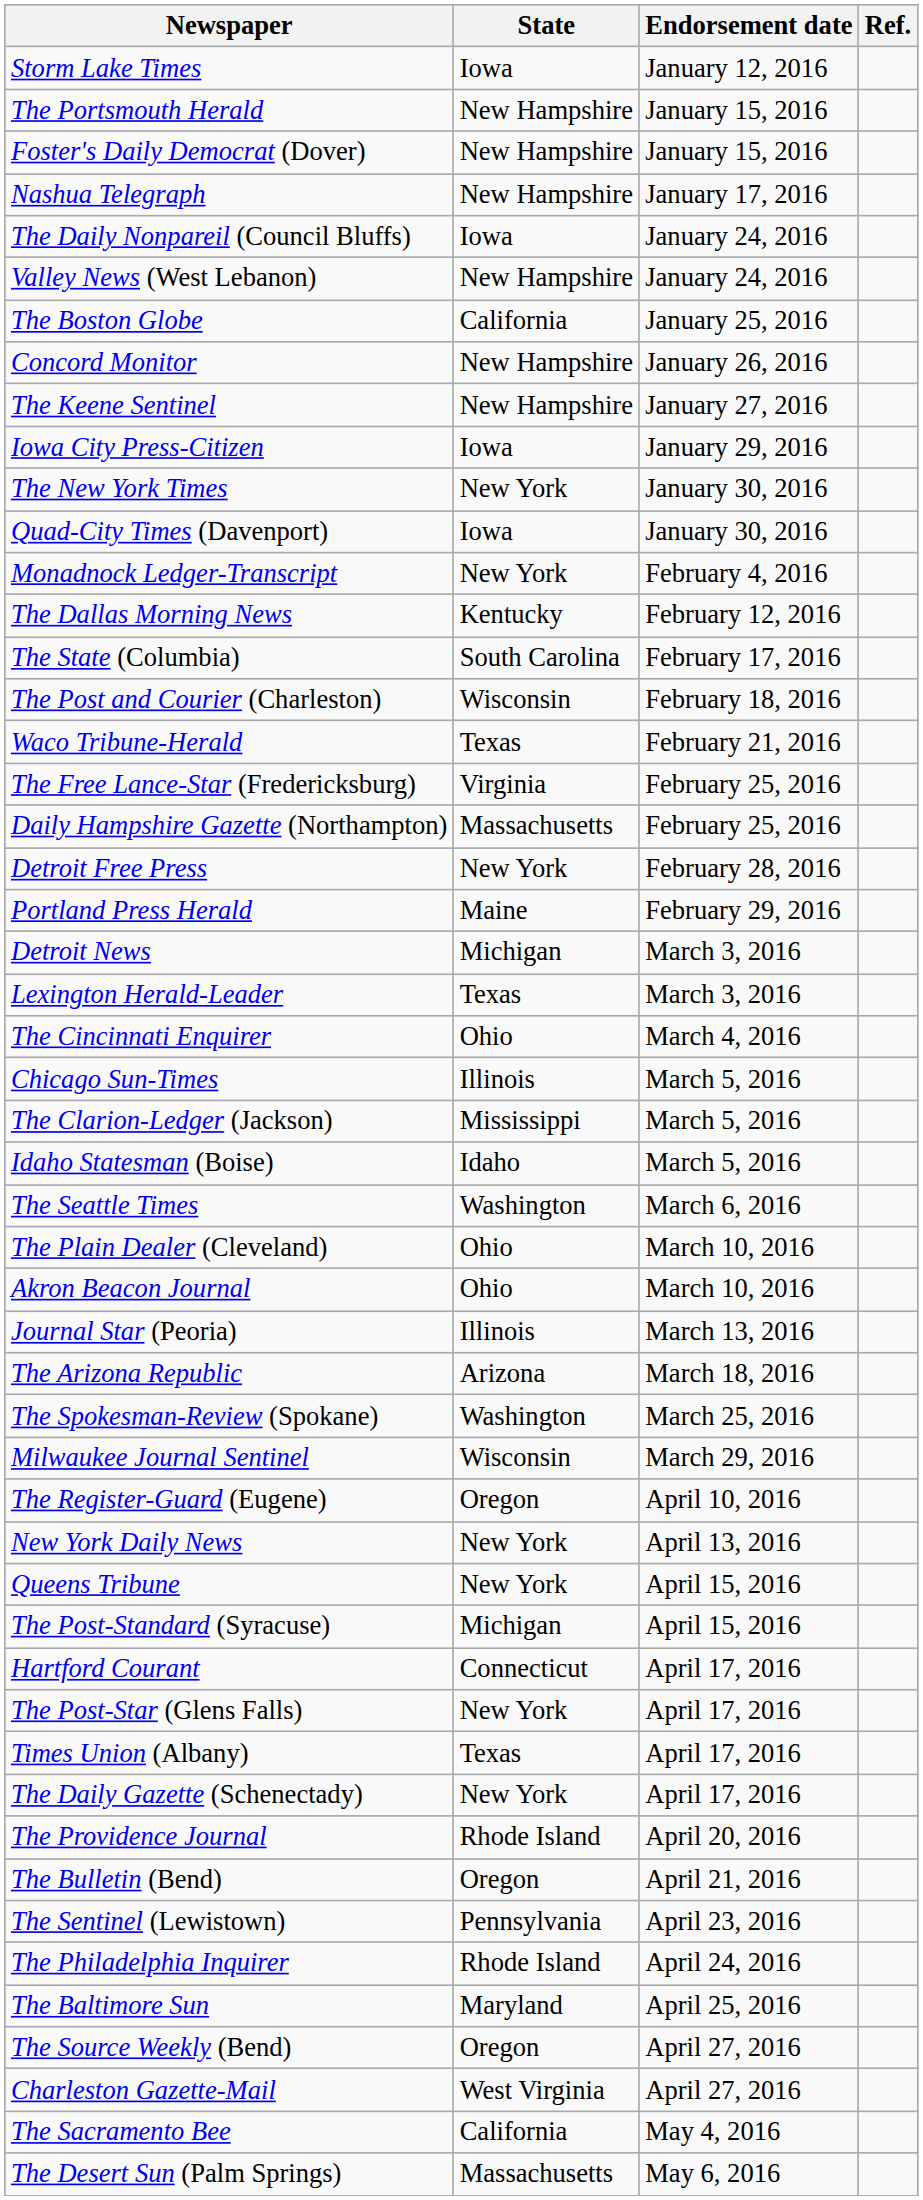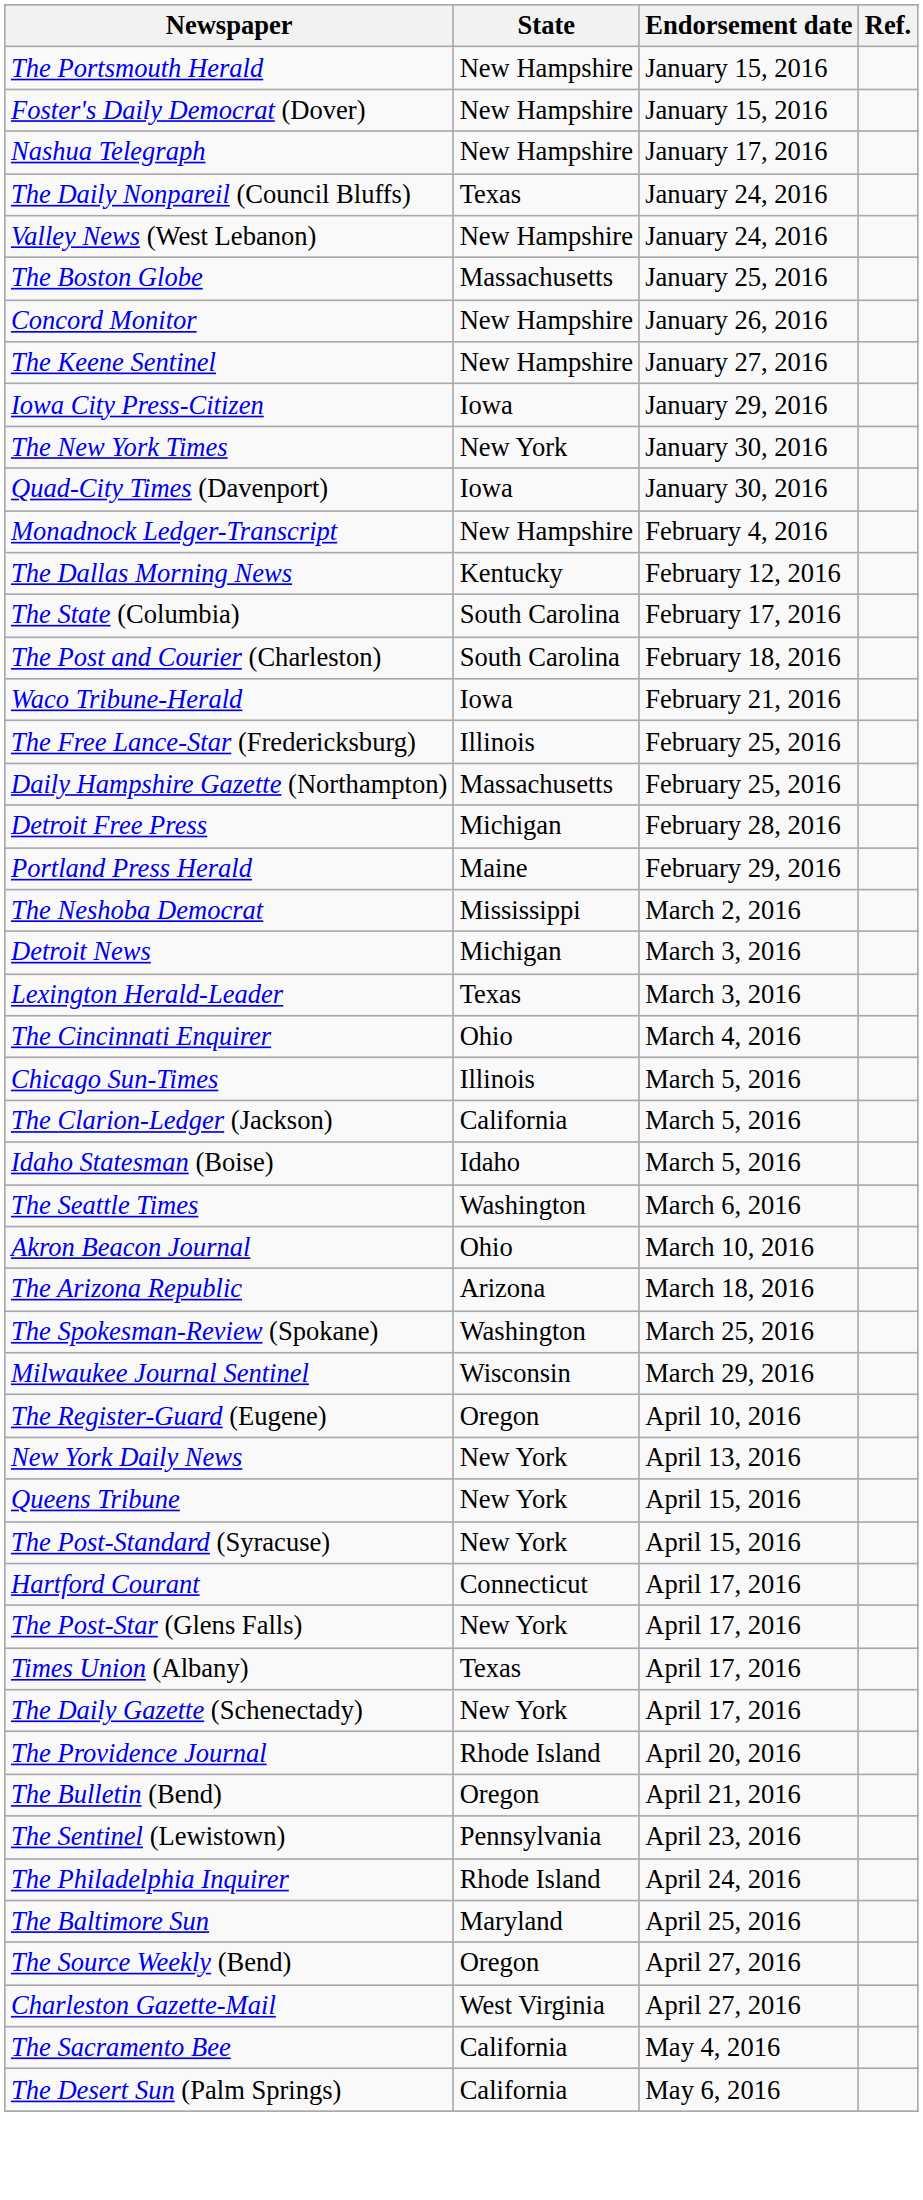- row: (106, 67)
(486, 236) Iowa -> (490, 194) Texas
(513, 320) California -> (536, 278) Massachusetts
(514, 573) New York -> (546, 531) New Hampshire
(515, 699) Wisconsin -> (540, 657) South Carolina
(490, 741) Texas -> (486, 699) Iowa
(503, 783) Virginia -> (497, 741) Illinois
(514, 868) New York -> (511, 825) Michigan
+ row: (137, 910)
(520, 1120) Mississippi -> (513, 1120) California
- row: (169, 1247)
- row: (124, 1331)
(511, 1626) Michigan -> (514, 1541) New York
(536, 2173) Massachusetts -> (513, 2089) California
